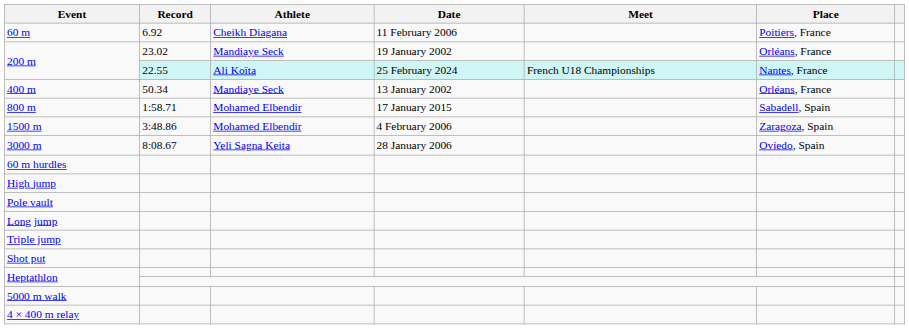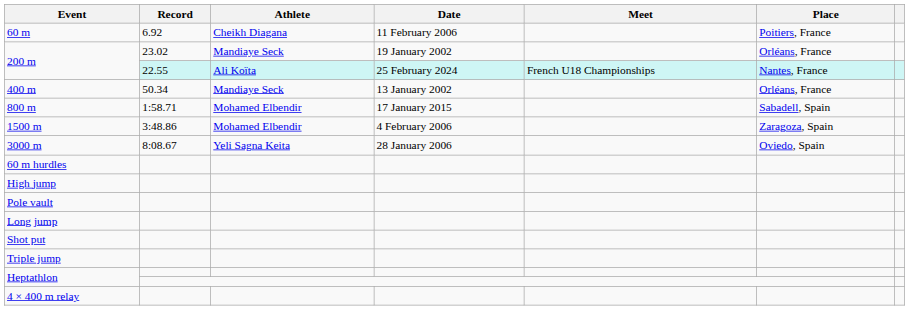rows swapped: (34, 239) <-> (26, 258)
- row: (37, 296)
